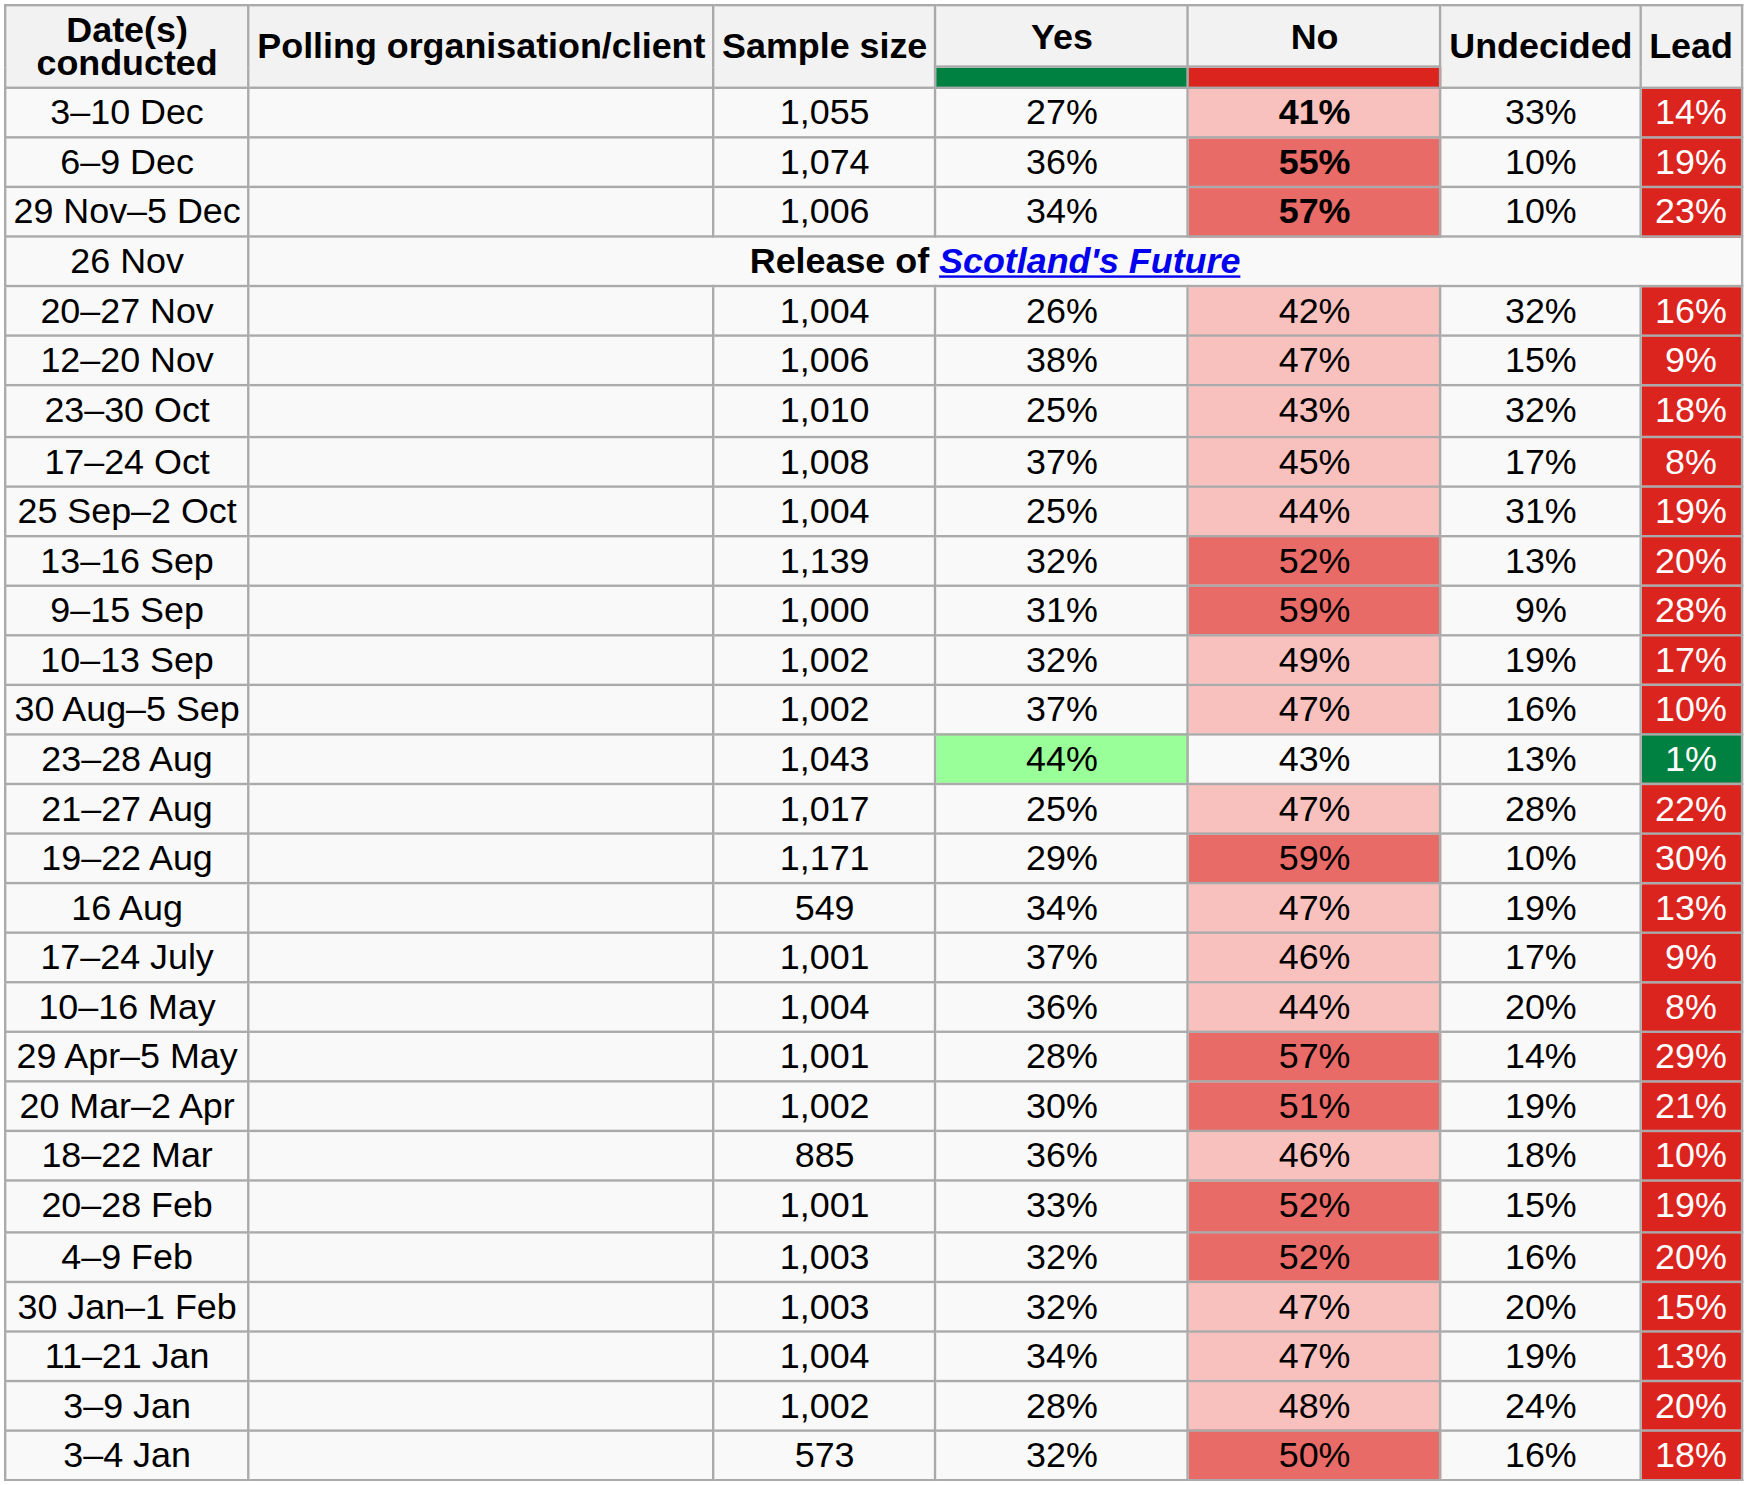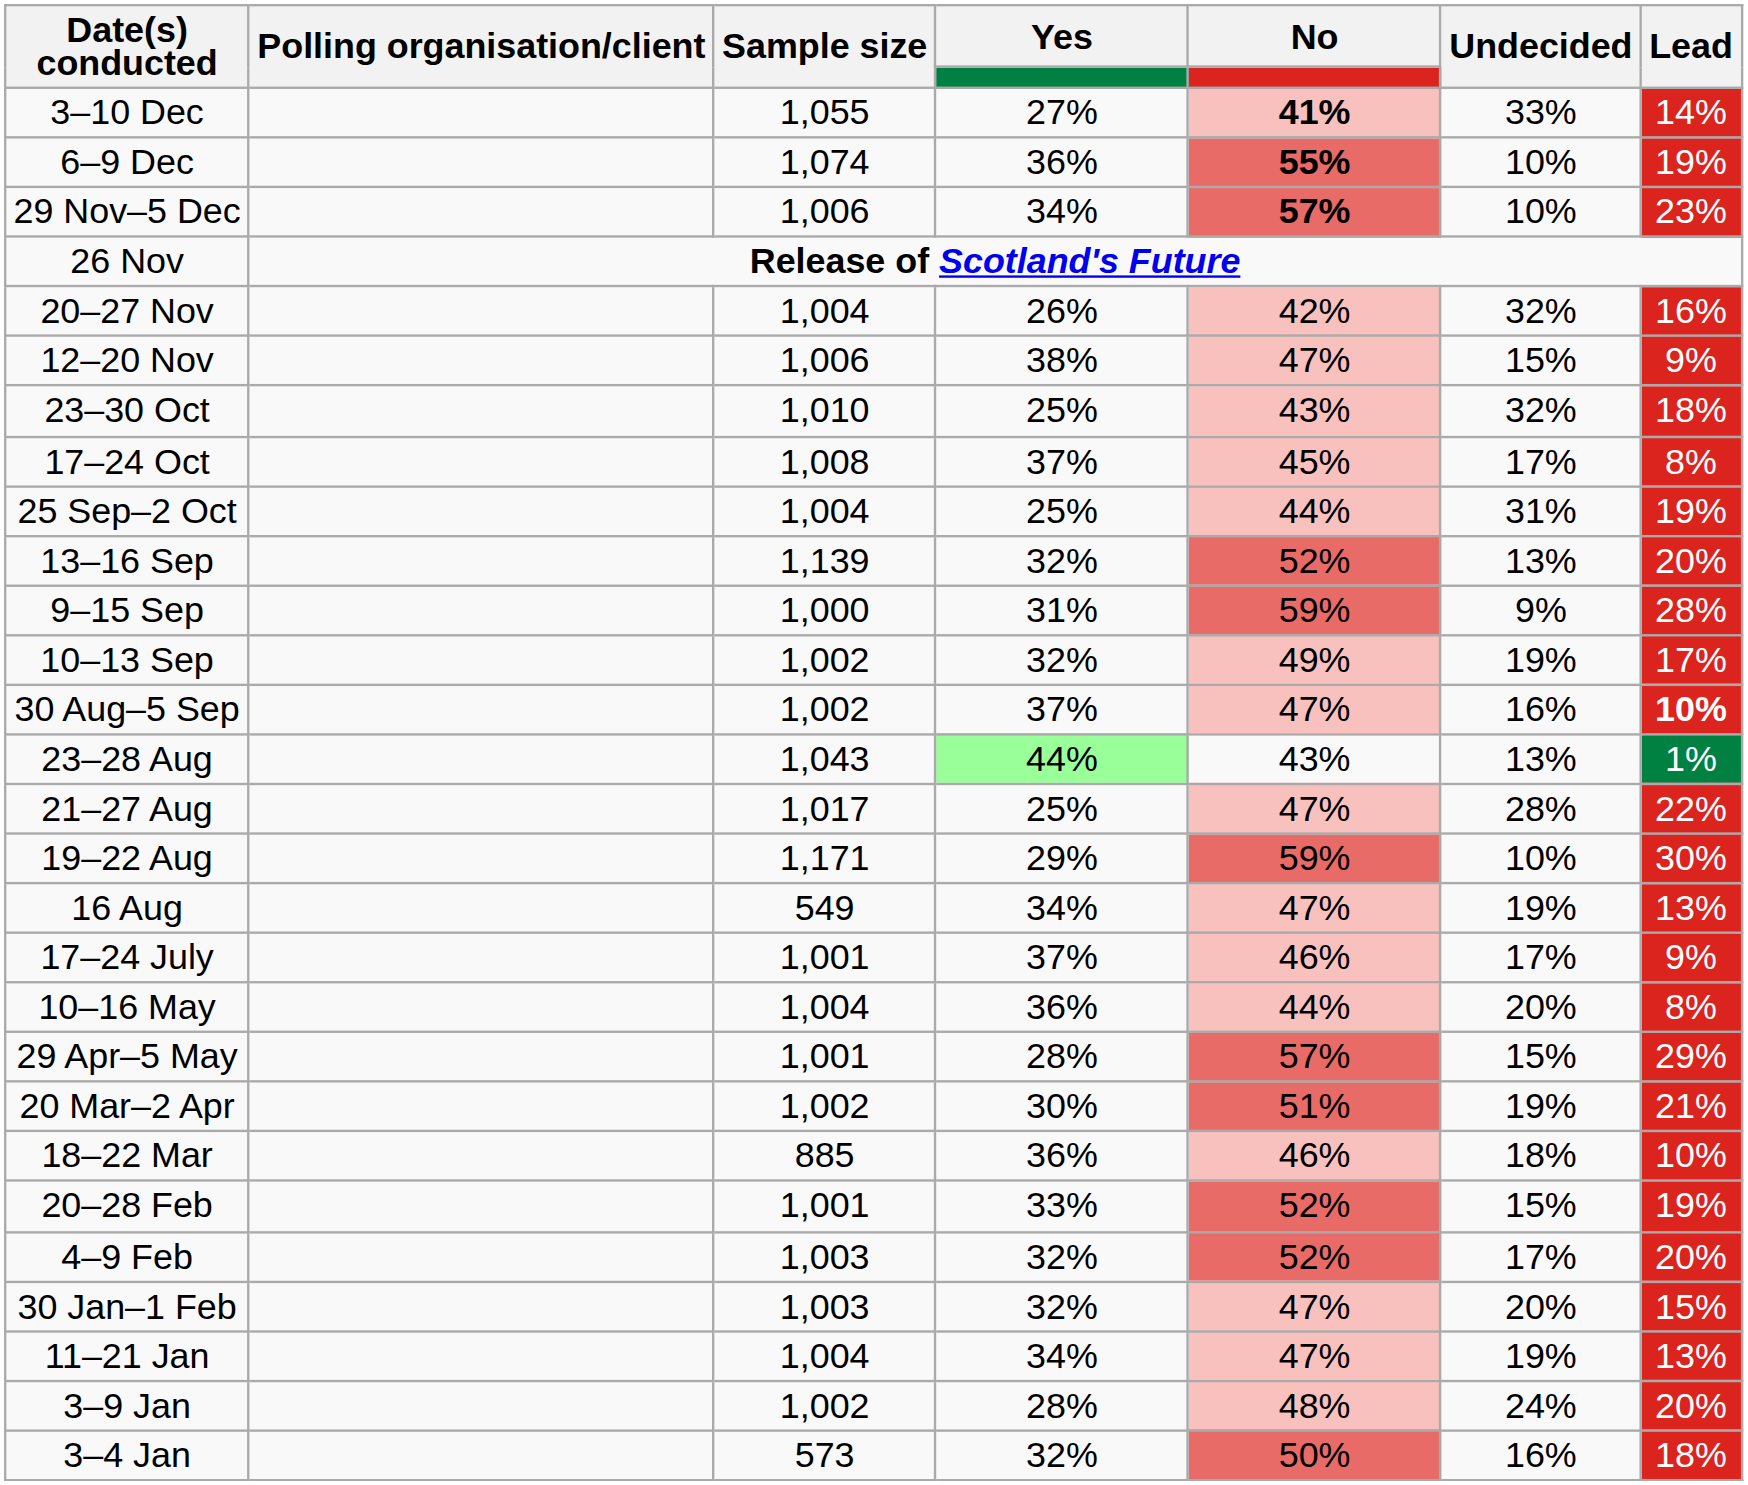(1691, 708) normal -> (1691, 708) bold
(1541, 1056) 14% -> (1541, 1056) 15%
(1541, 1255) 16% -> (1541, 1255) 17%
